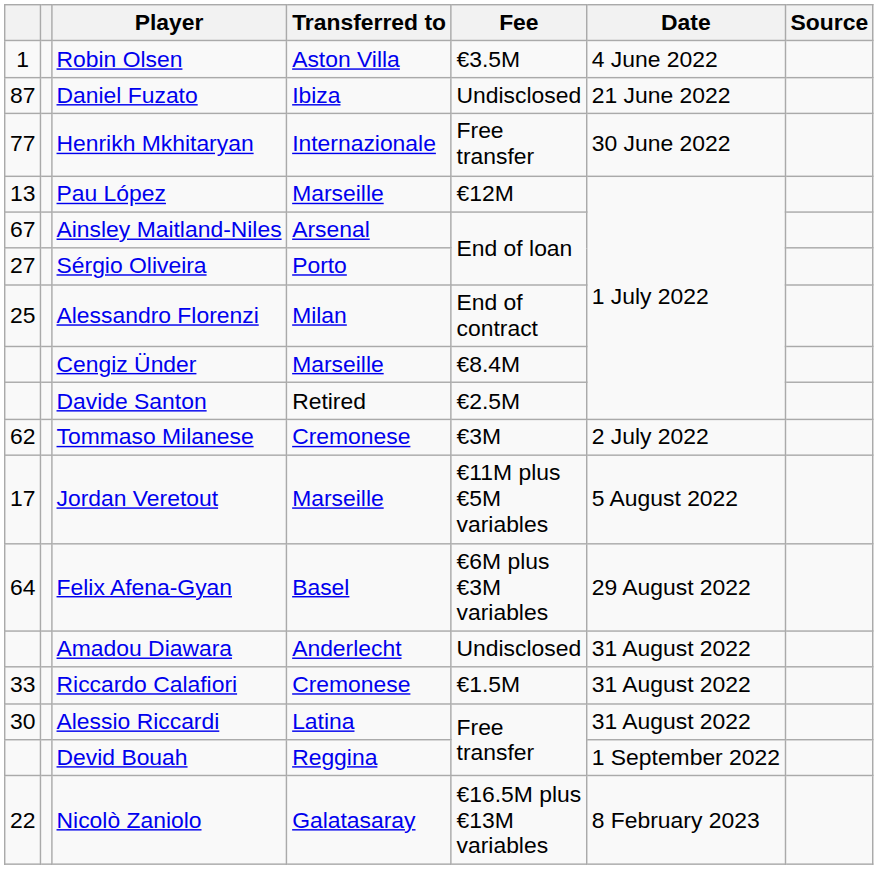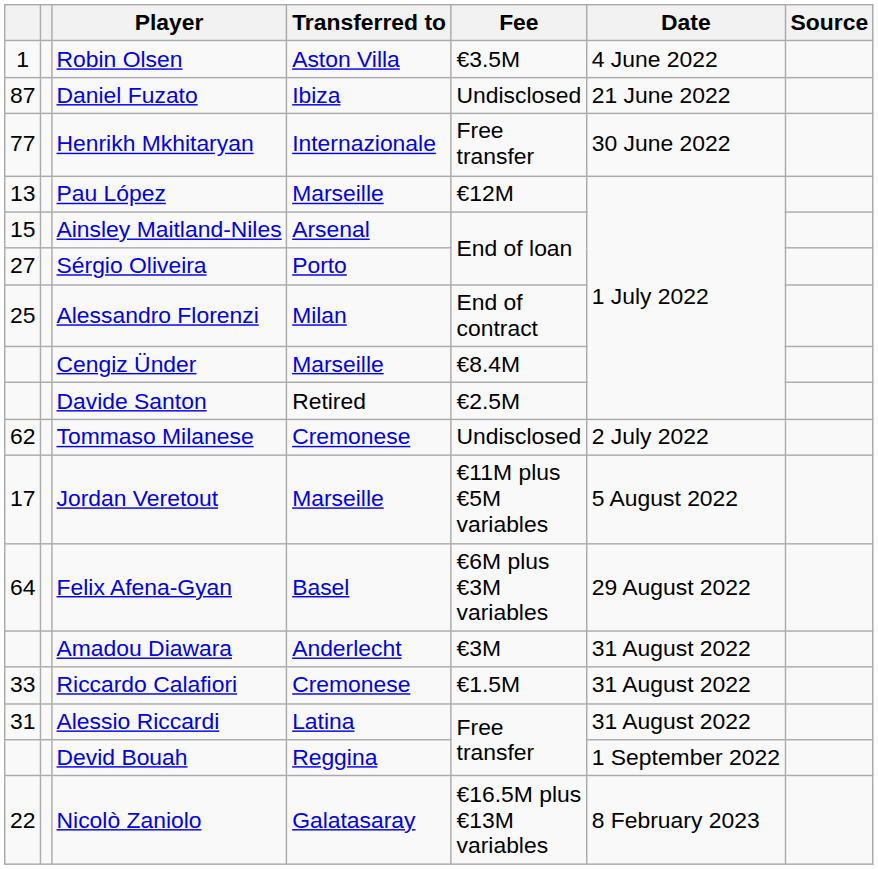(23, 229) 67 -> (23, 229) 15
(479, 436) €3M -> (519, 436) Undisclosed
(519, 648) Undisclosed -> (479, 648) €3M
(23, 721) 30 -> (23, 721) 31
